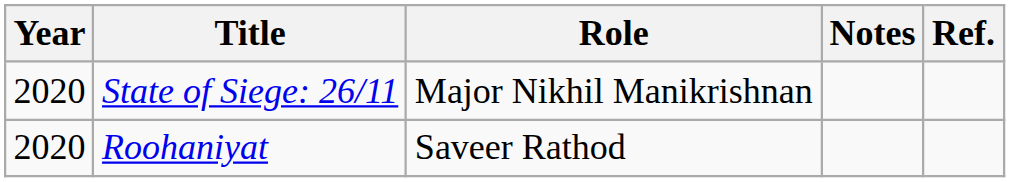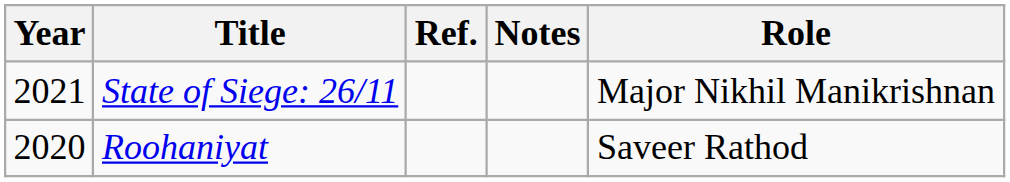columns swapped: (614, 33) <-> (964, 33)
(49, 90) 2020 -> (49, 90) 2021
